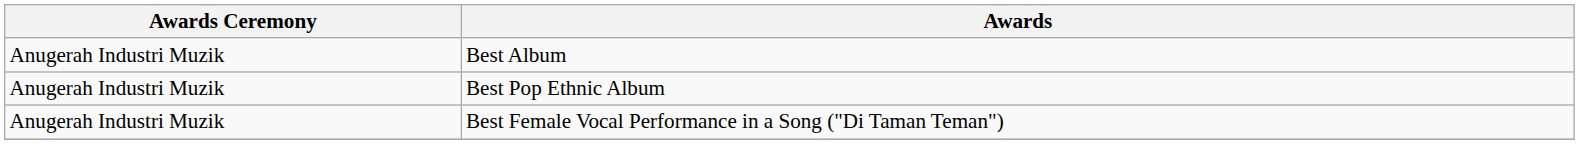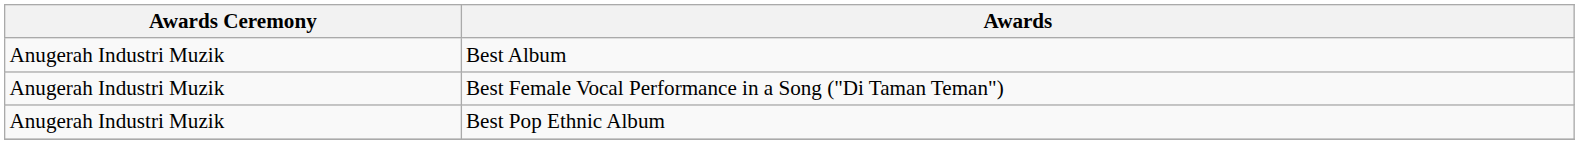rows swapped: (565, 88) <-> (735, 121)
